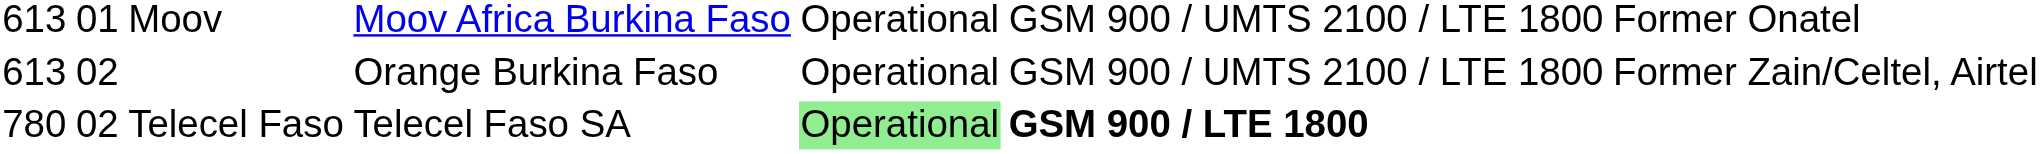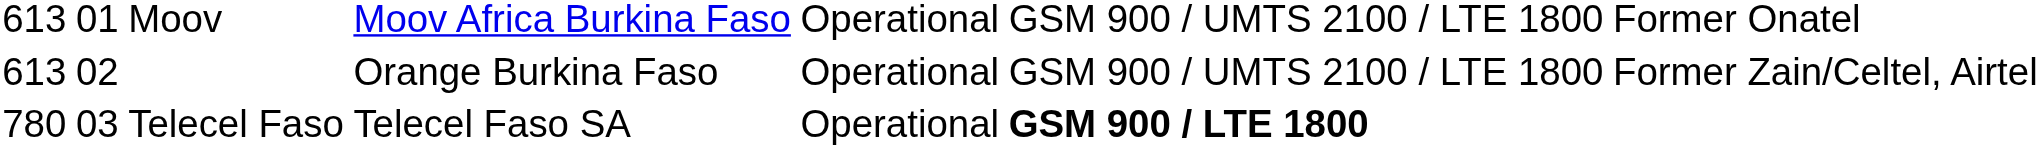(97, 124) 02 -> (97, 124) 03
(900, 124) lightgreen background -> (900, 124) no background
